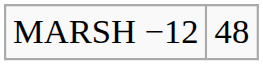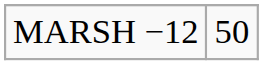(232, 31) 48 -> (232, 31) 50
